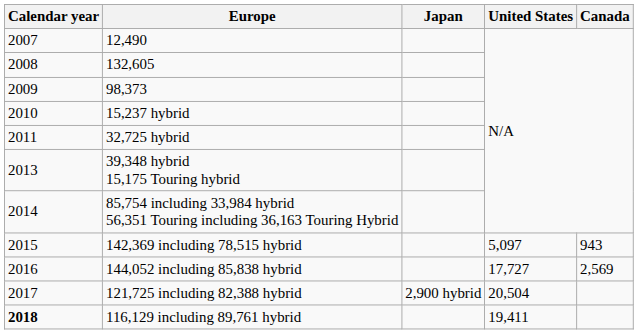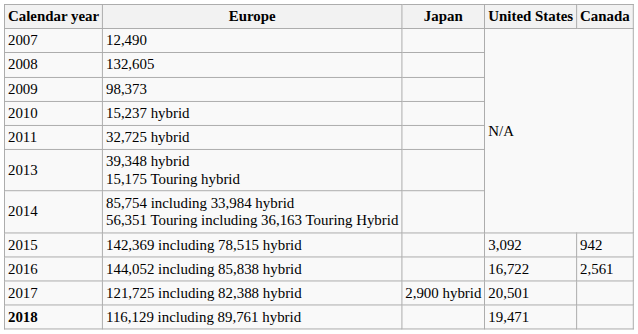(505, 244) 5,097 -> (505, 244) 3,092
(591, 244) 943 -> (591, 244) 942
(509, 268) 17,727 -> (509, 268) 16,722
(597, 268) 2,569 -> (597, 268) 2,561
(509, 292) 20,504 -> (509, 292) 20,501
(508, 316) 19,411 -> (509, 316) 19,471
